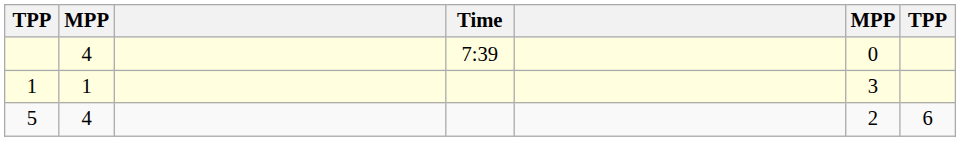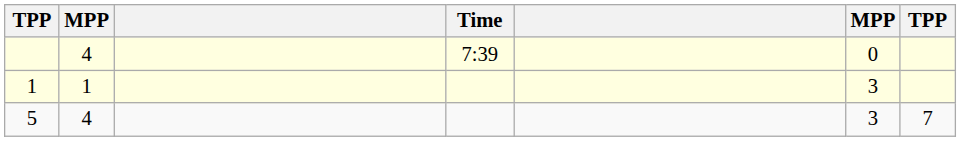(873, 119) 2 -> (873, 119) 3
(928, 119) 6 -> (928, 119) 7
